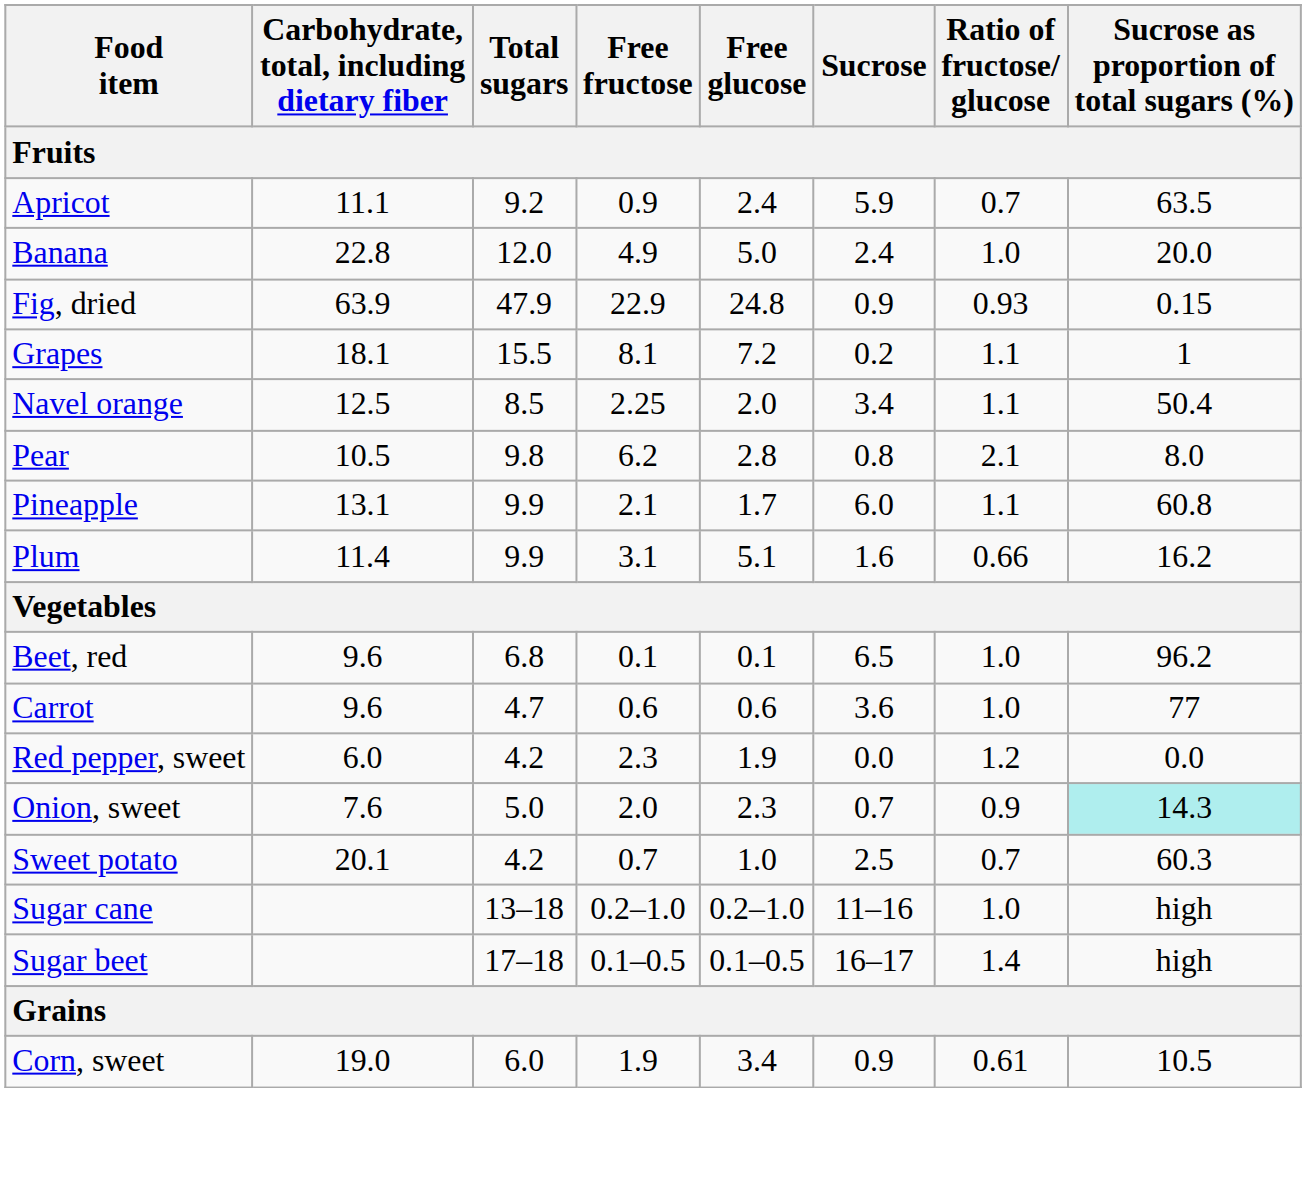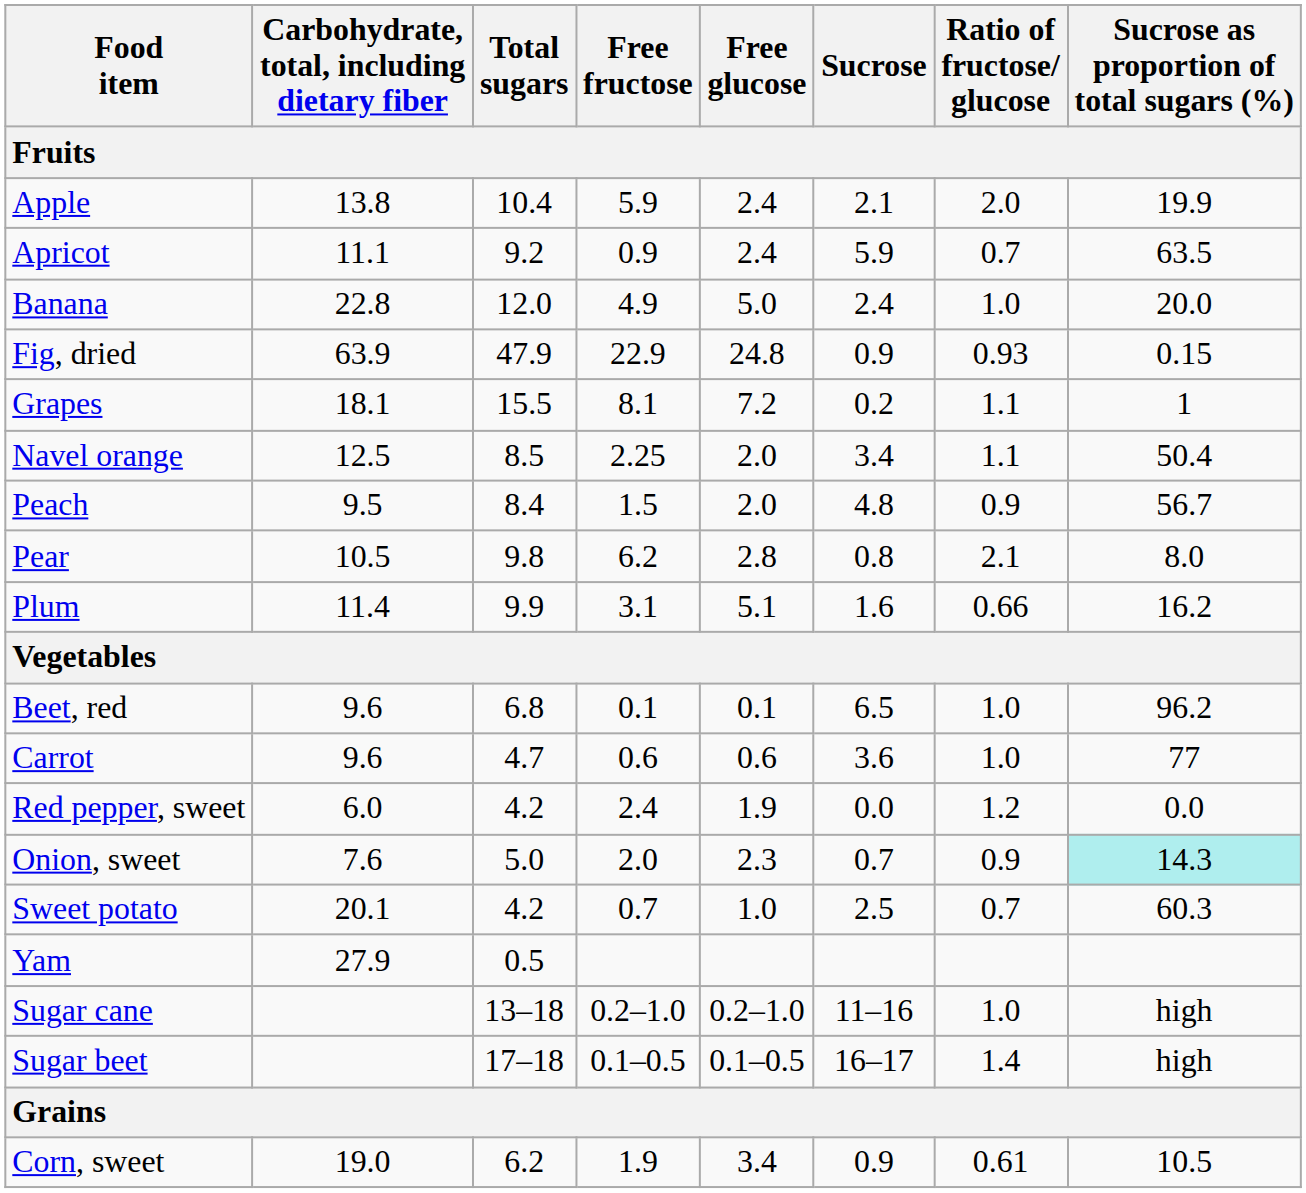+ row: (51, 202)
+ row: (50, 505)
- row: (75, 505)
(638, 757) 2.3 -> (638, 808) 2.4
+ row: (42, 959)
(524, 1060) 6.0 -> (524, 1161) 6.2
